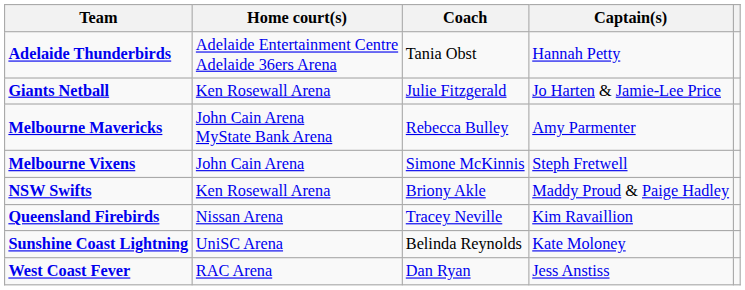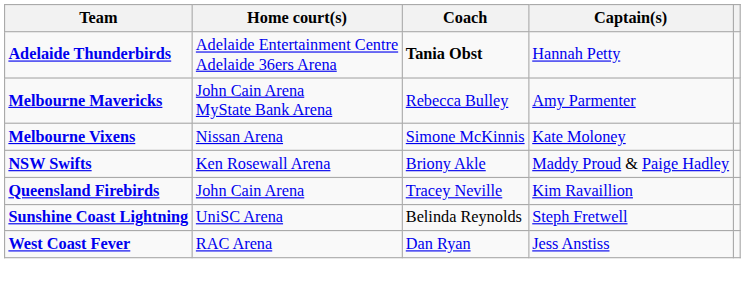(441, 54) normal -> (444, 54) bold
- row: (59, 91)
(250, 164) John Cain Arena -> (239, 137) Nissan Arena
(580, 164) Steph Fretwell -> (579, 137) Kate Moloney
(239, 217) Nissan Arena -> (250, 190) John Cain Arena
(579, 244) Kate Moloney -> (580, 217) Steph Fretwell
